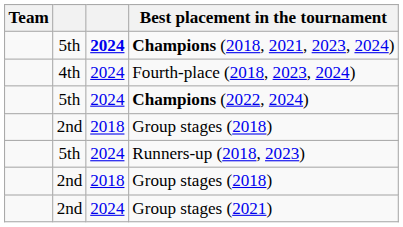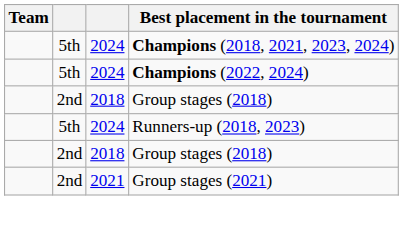(107, 45) bold -> (107, 45) normal
- row: (69, 72)
(107, 208) 2024 -> (107, 180) 2021
